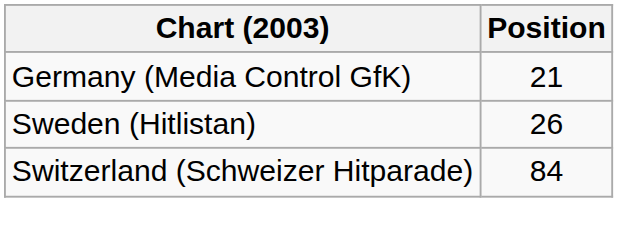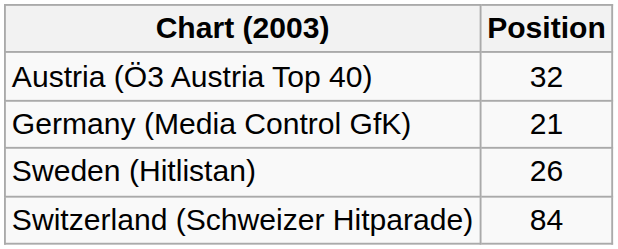+ row: (192, 76)
